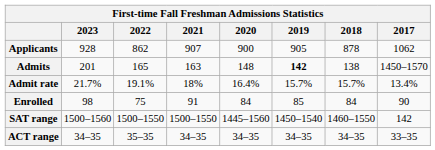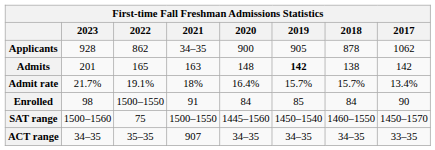(193, 49) 907 -> (193, 49) 34–35
(404, 66) 1450–1570 -> (404, 66) 142
(140, 101) 75 -> (140, 101) 1500–1550
(140, 119) 1500–1550 -> (140, 119) 75
(404, 119) 142 -> (404, 119) 1450–1570
(193, 136) 34–35 -> (193, 136) 907
